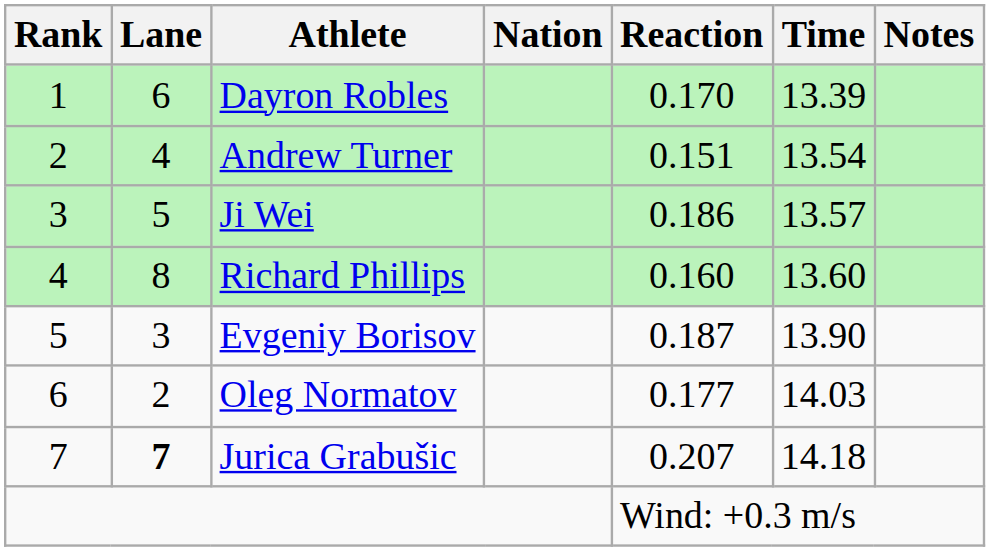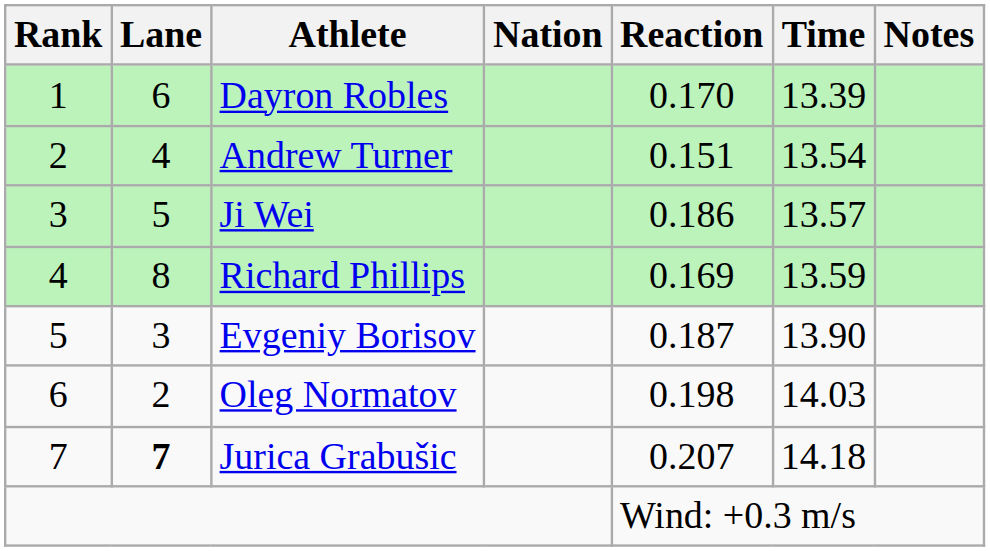(692, 275) 0.160 -> (692, 275) 0.169
(823, 275) 13.60 -> (823, 275) 13.59
(692, 395) 0.177 -> (692, 395) 0.198
